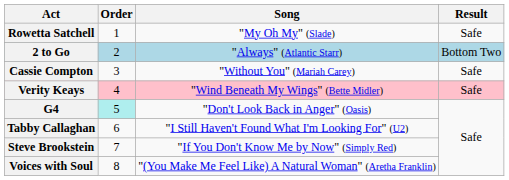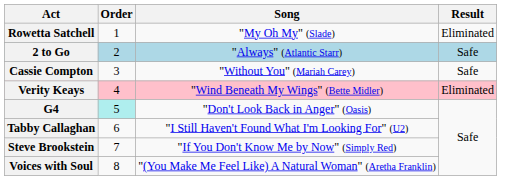(471, 33) Safe -> (468, 33) Eliminated
(471, 52) Bottom Two -> (468, 52) Safe
(471, 90) Safe -> (468, 90) Eliminated
